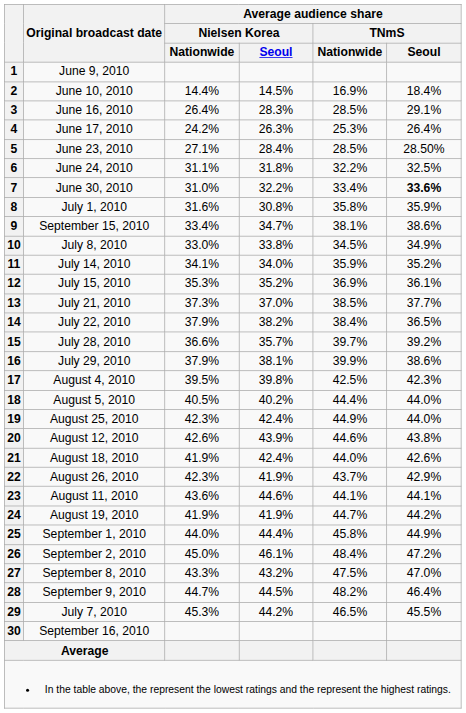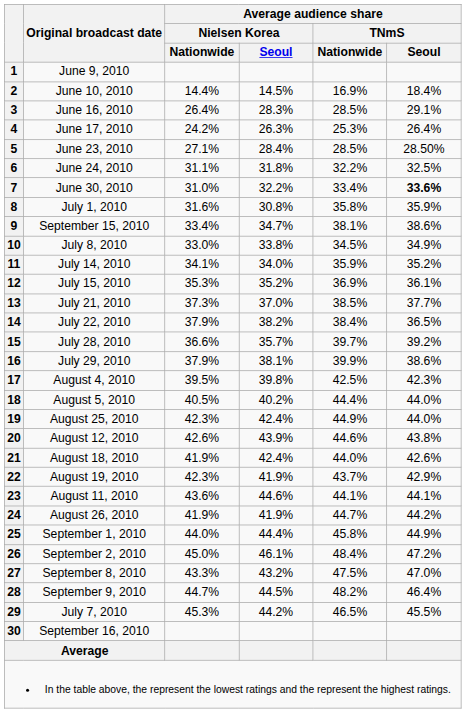(94, 476) August 26, 2010 -> (94, 476) August 19, 2010
(94, 515) August 19, 2010 -> (94, 515) August 26, 2010
